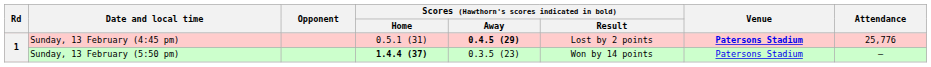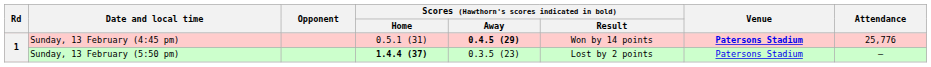(612, 40) Lost by 2 points -> (612, 40) Won by 14 points
(612, 54) Won by 14 points -> (612, 54) Lost by 2 points
